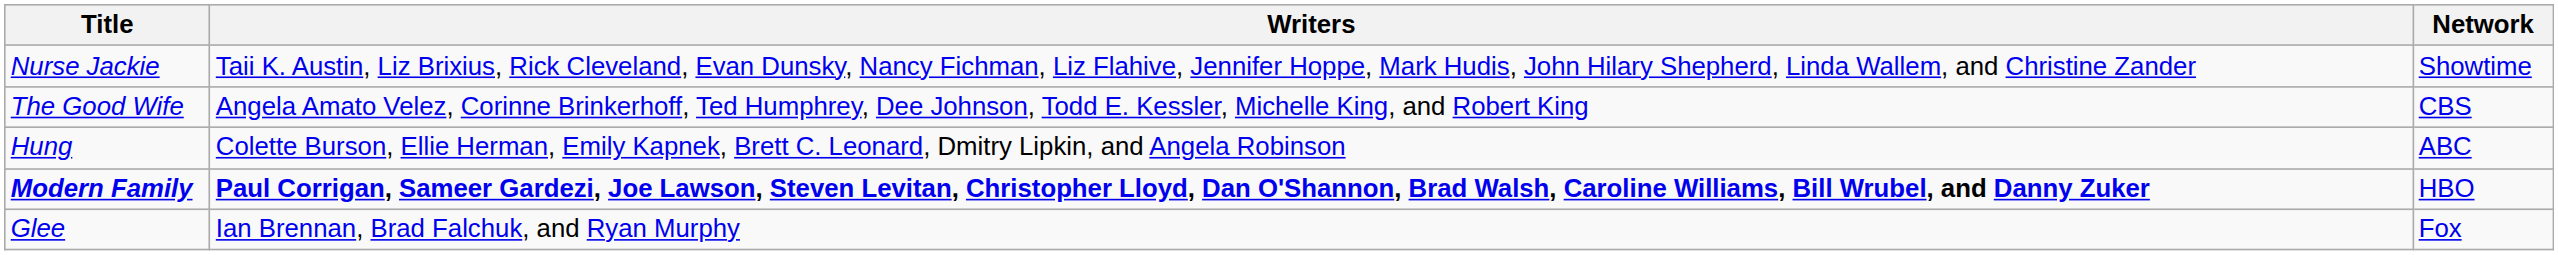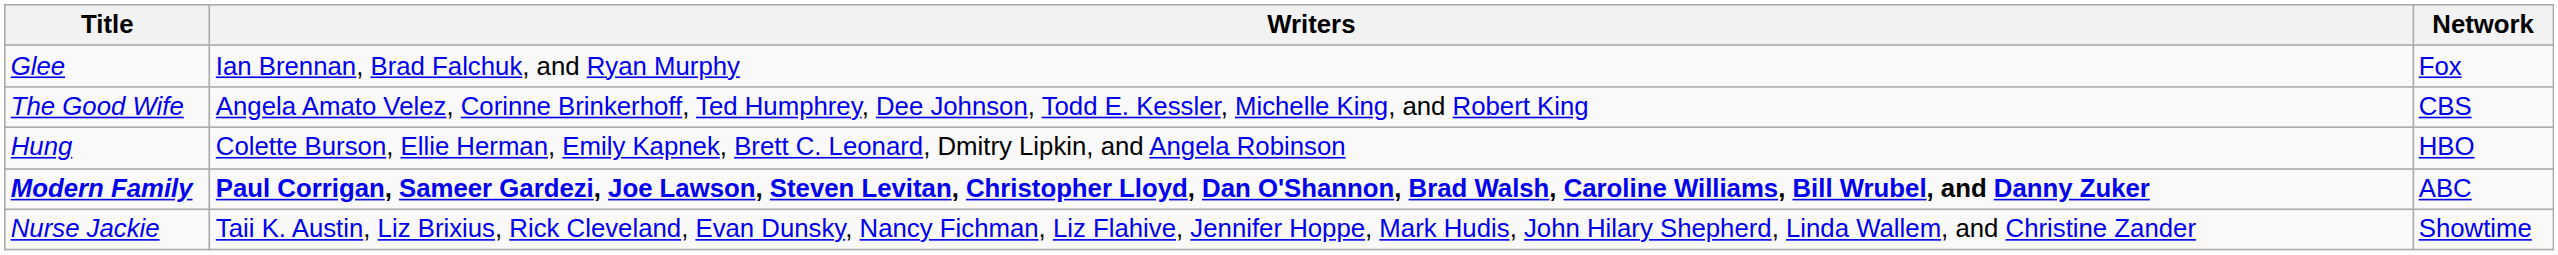rows swapped: (38, 229) <-> (85, 65)
(2445, 147) ABC -> (2447, 147) HBO
(2447, 188) HBO -> (2445, 188) ABC
